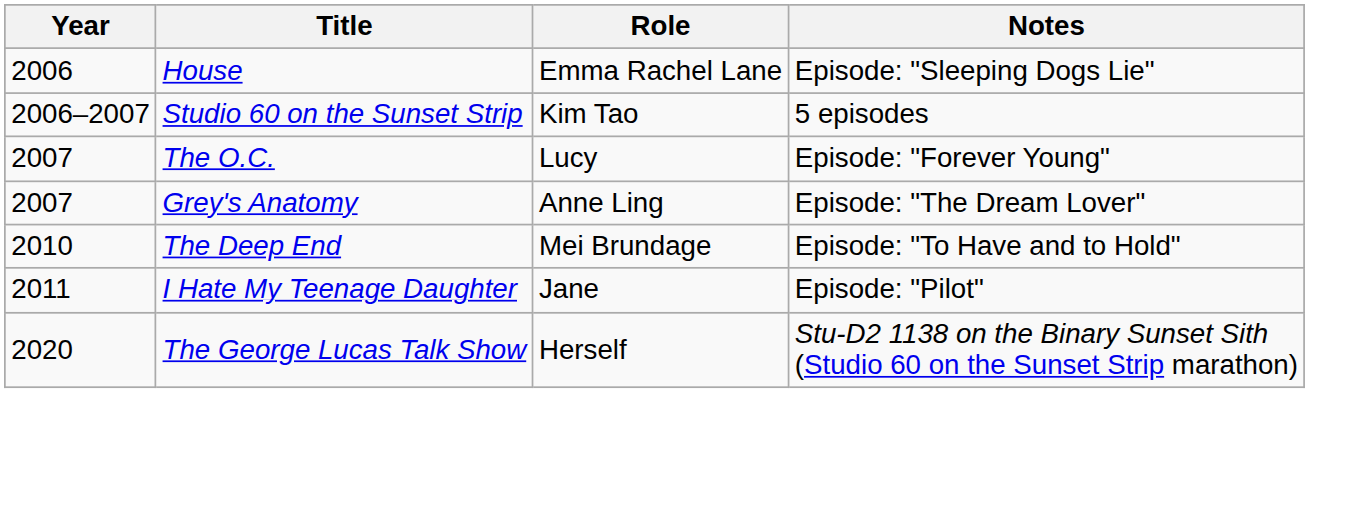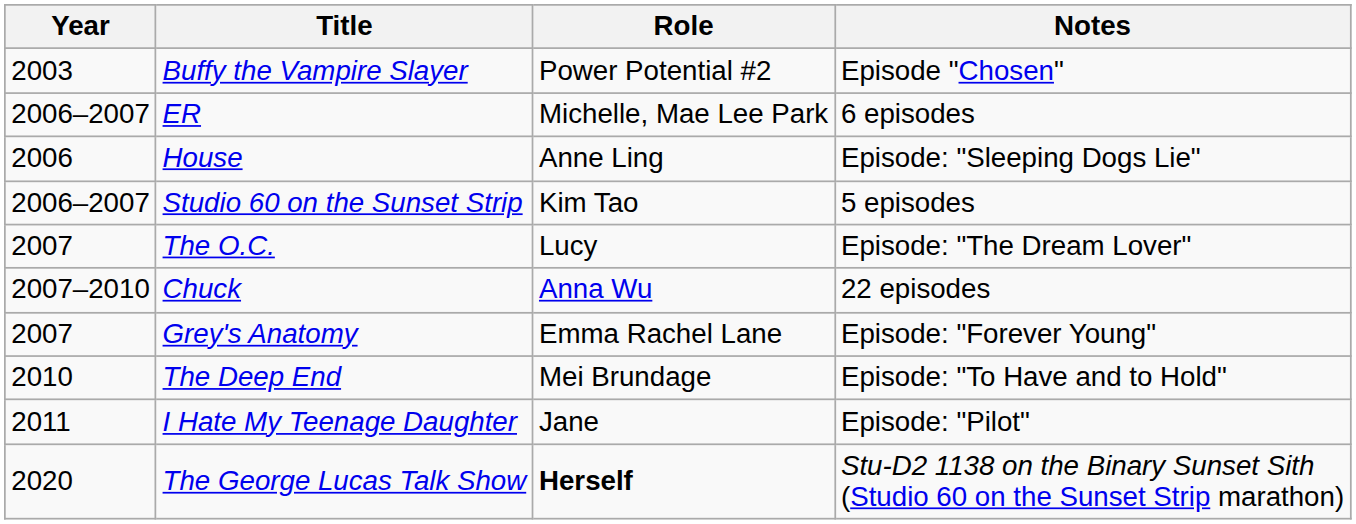+ row: (315, 70)
+ row: (182, 114)
(661, 70) Emma Rachel Lane -> (601, 158) Anne Ling
(952, 158) Episode: "Forever Young" -> (1016, 245) Episode: "The Dream Lover"
+ row: (202, 289)
(601, 202) Anne Ling -> (661, 333) Emma Rachel Lane
(970, 202) Episode: "The Dream Lover" -> (999, 333) Episode: "Forever Young"
(583, 349) normal -> (586, 481) bold
